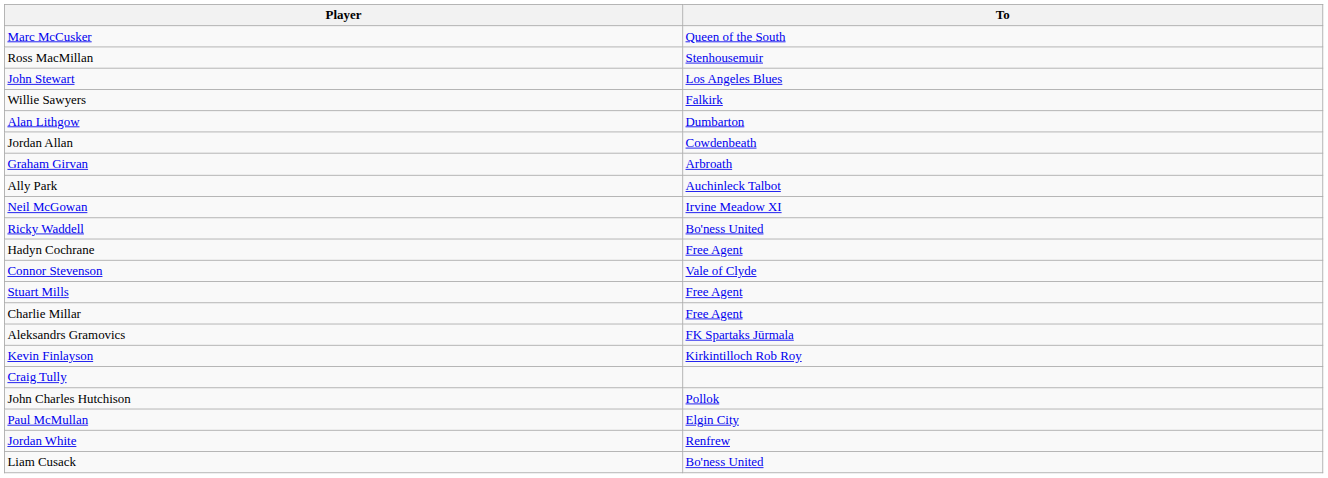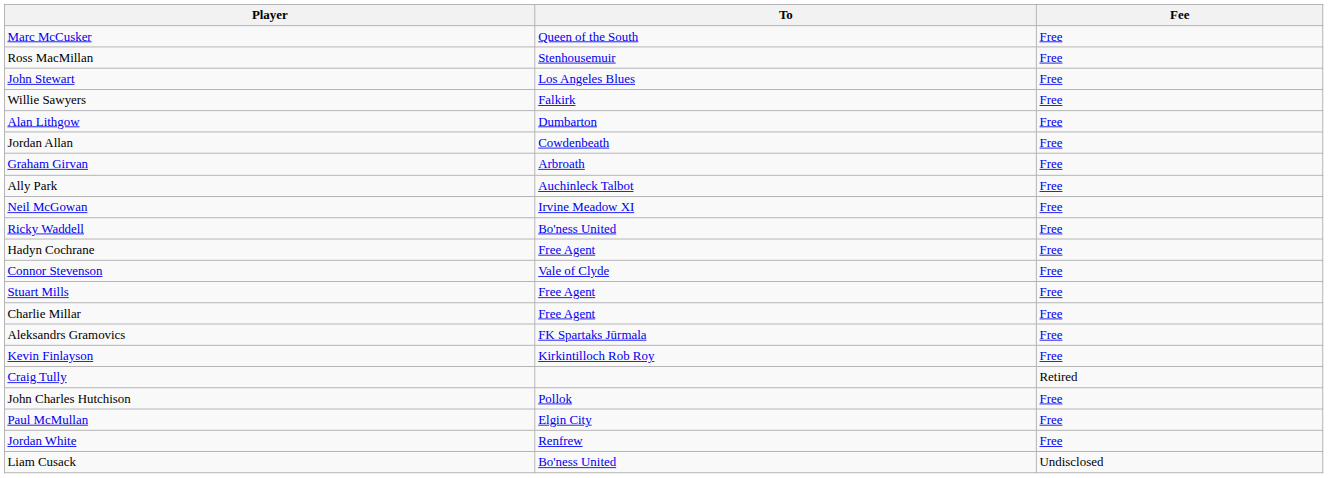+ column: (1180, 15)
